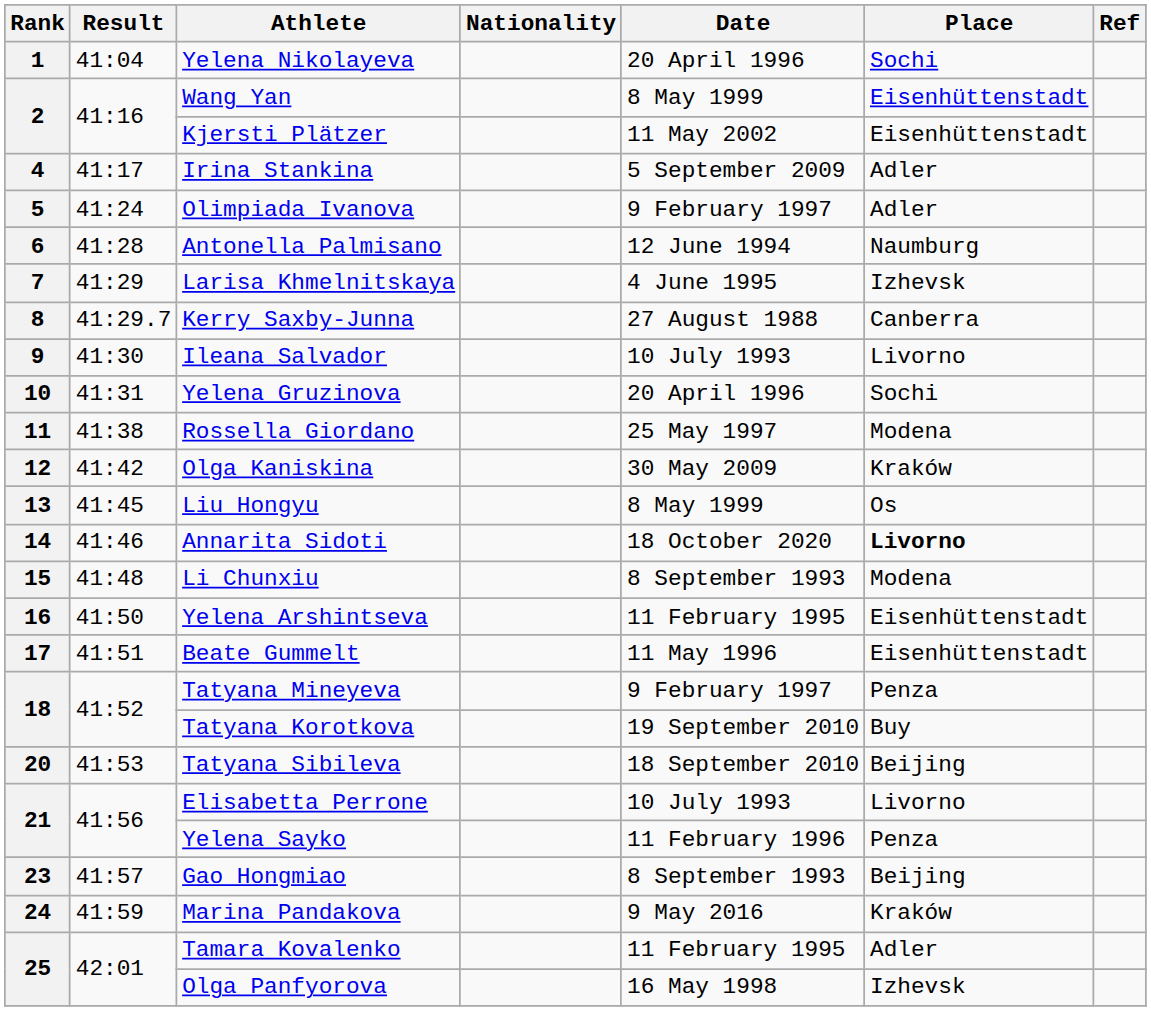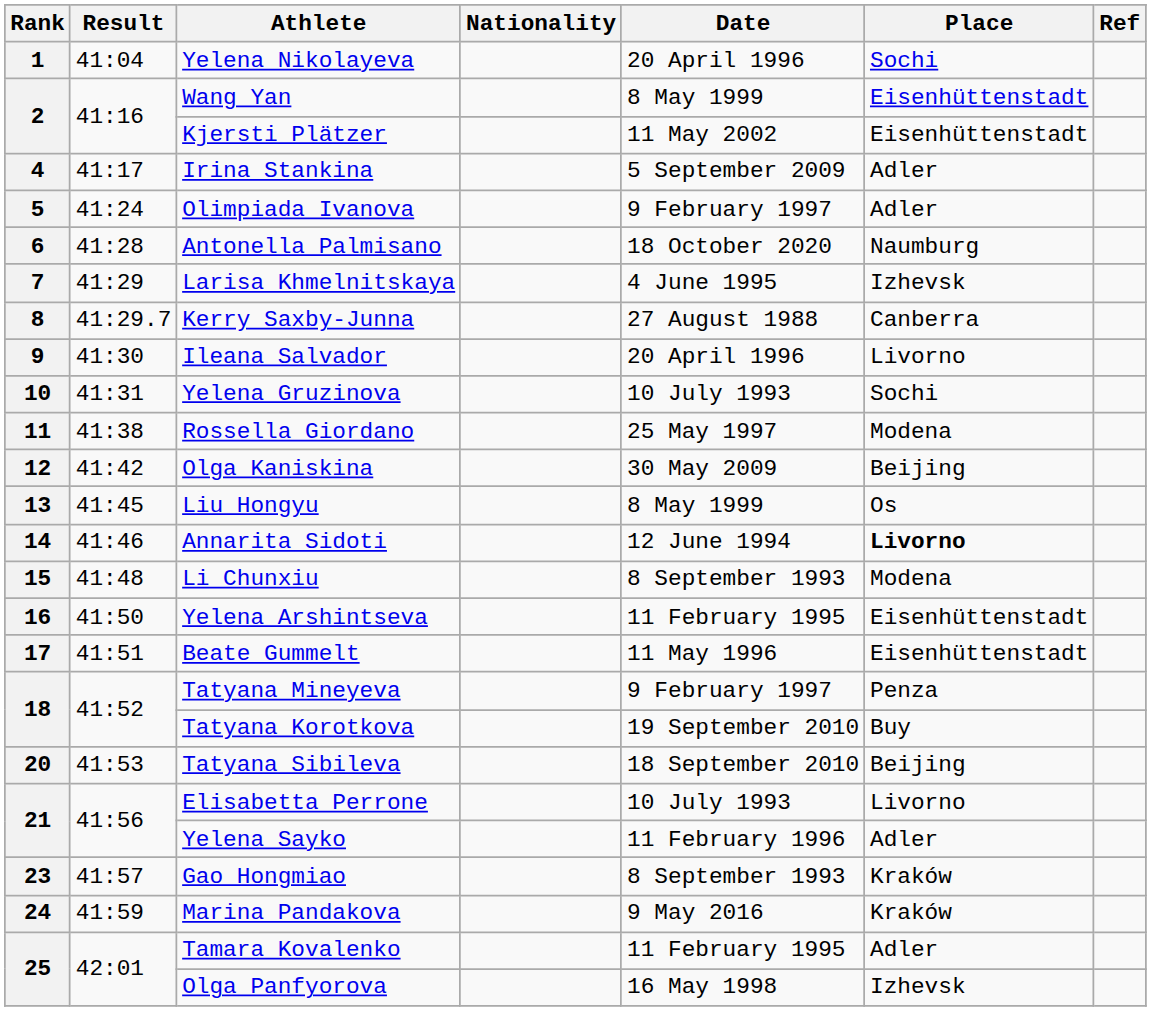(709, 246) 12 June 1994 -> (729, 246) 18 October 2020
(709, 357) 10 July 1993 -> (716, 357) 20 April 1996
(716, 394) 20 April 1996 -> (709, 394) 10 July 1993
(911, 468) Kraków -> (918, 468) Beijing
(729, 543) 18 October 2020 -> (709, 543) 12 June 1994
(904, 839) Penza -> (904, 839) Adler
(918, 876) Beijing -> (911, 876) Kraków
